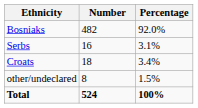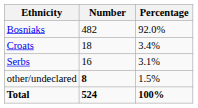rows swapped: (20, 62) <-> (18, 45)
(84, 78) normal -> (84, 78) bold
